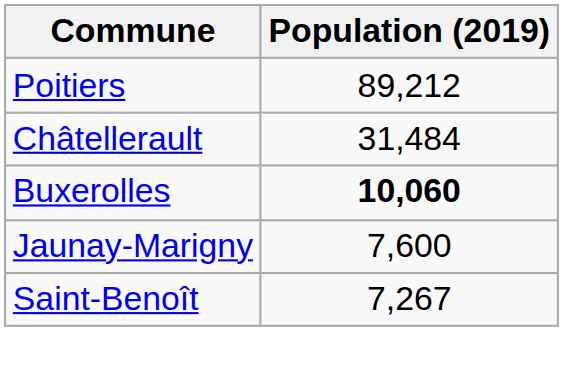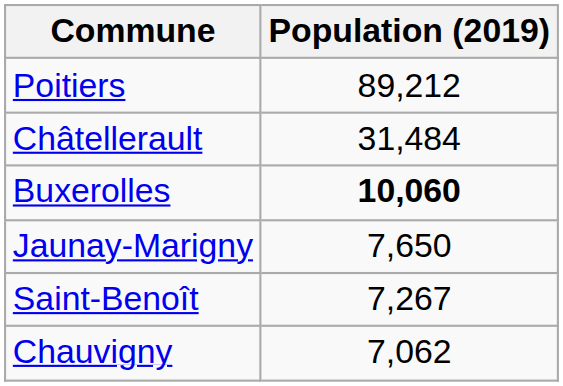(409, 245) 7,600 -> (409, 245) 7,650
+ row: (93, 352)
